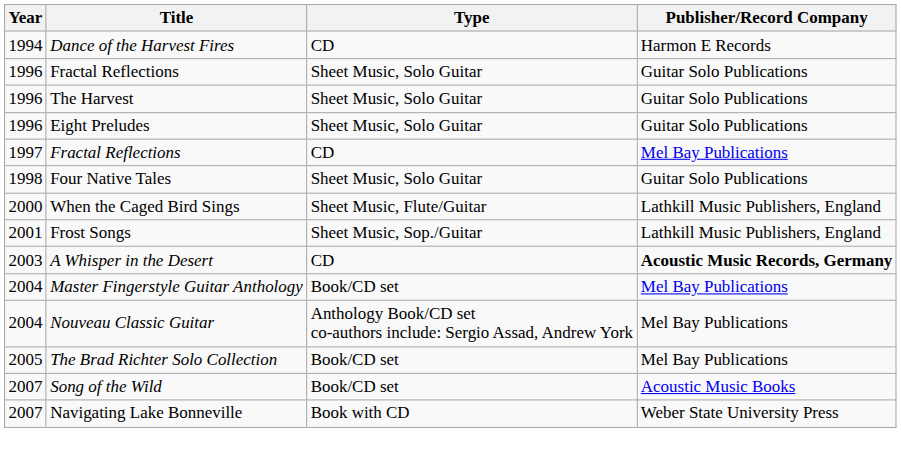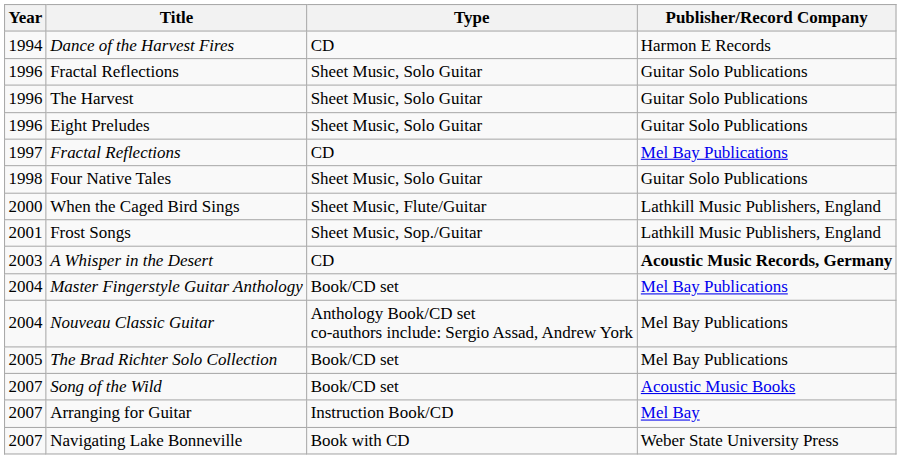+ row: (25, 413)
